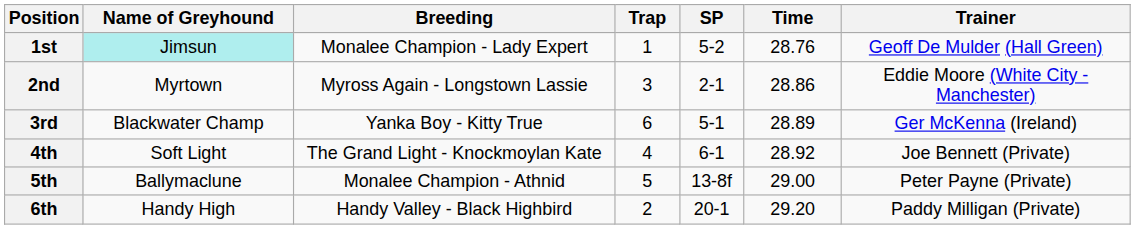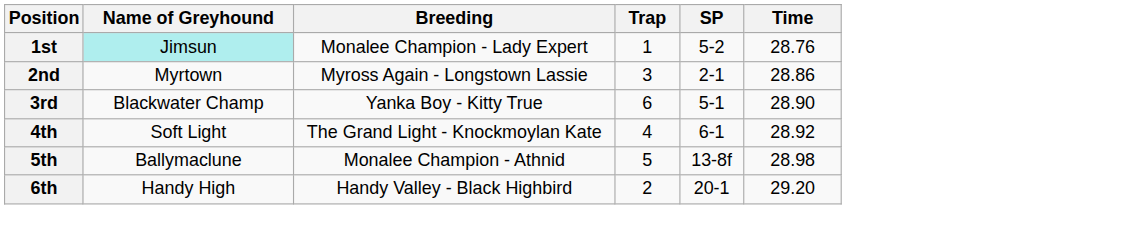- column: (986, 18)
(793, 124) 28.89 -> (793, 103) 28.90
(793, 180) 29.00 -> (793, 160) 28.98
